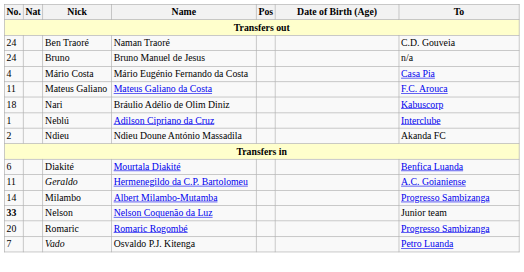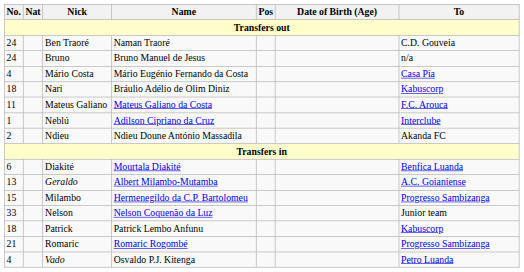rows swapped: (76, 89) <-> (54, 105)
(11, 182) 11 -> (11, 182) 13
(181, 182) Hermenegildo da C.P. Bartolomeu -> (166, 182) Albert Milambo-Mutamba
(11, 197) 14 -> (11, 197) 15
(166, 197) Albert Milambo-Mutamba -> (181, 197) Hermenegildo da C.P. Bartolomeu
(11, 213) bold -> (11, 213) normal
+ row: (59, 228)
(11, 228) 20 -> (11, 244) 21
(9, 244) 7 -> (9, 259) 4
